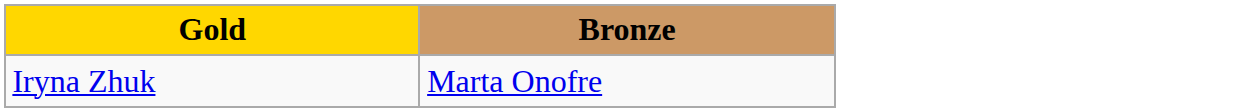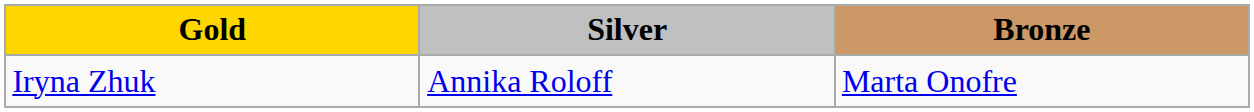+ column: (627, 29)
